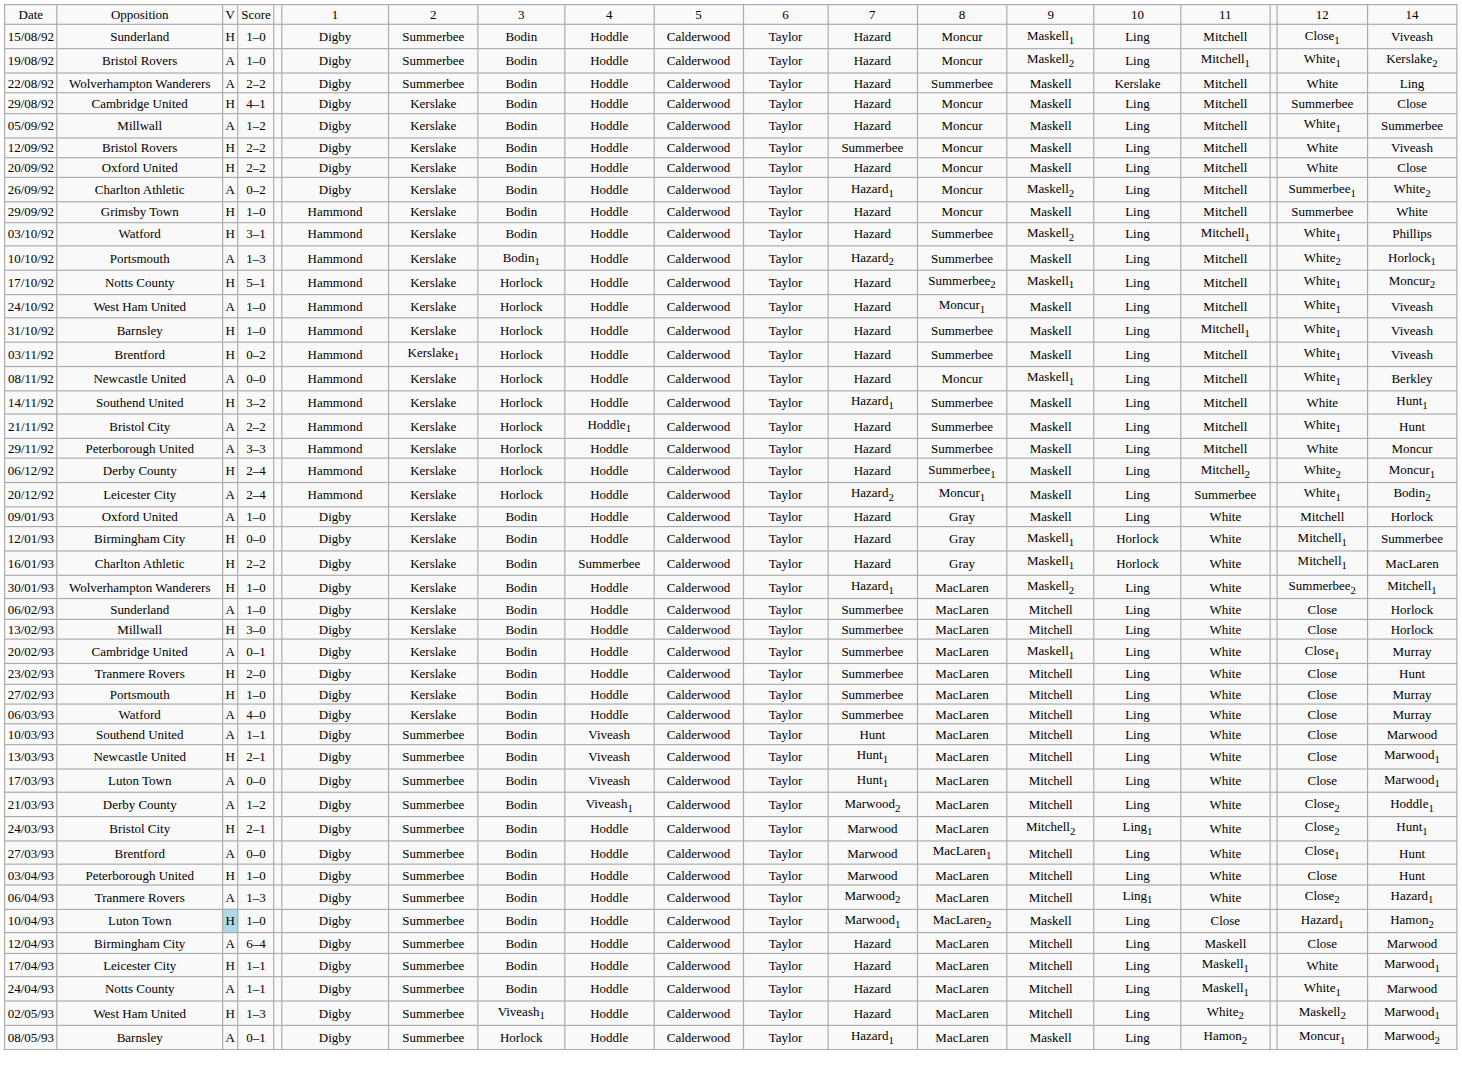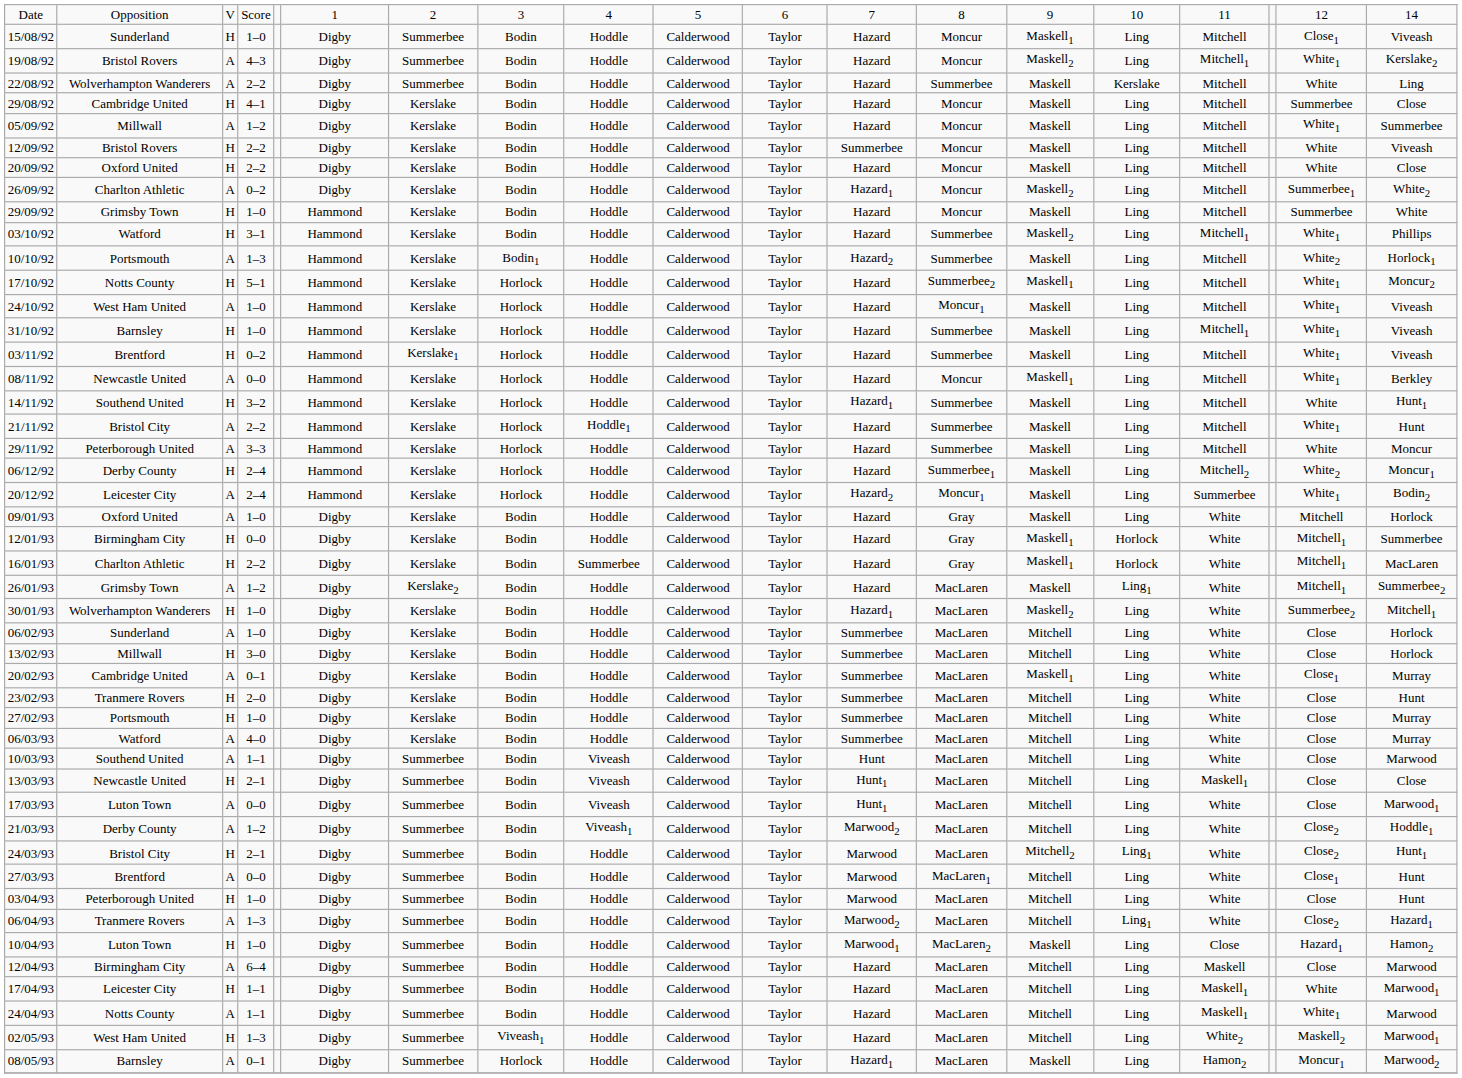(256, 61) 1–0 -> (256, 61) 4–3
+ row: (31, 587)
(1225, 757) White -> (1225, 781) Maskell1
(1412, 757) Marwood1 -> (1412, 781) Close
(230, 921) lightblue background -> (230, 945) no background
